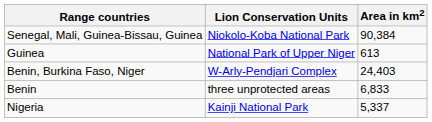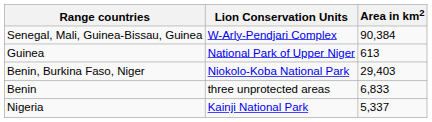(278, 35) Niokolo-Koba National Park -> (272, 35) W-Arly-Pendjari Complex
(272, 71) W-Arly-Pendjari Complex -> (278, 71) Niokolo-Koba National Park
(378, 71) 24,403 -> (378, 71) 29,403
